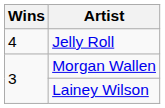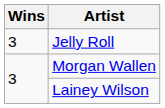(12, 41) 4 -> (12, 41) 3
